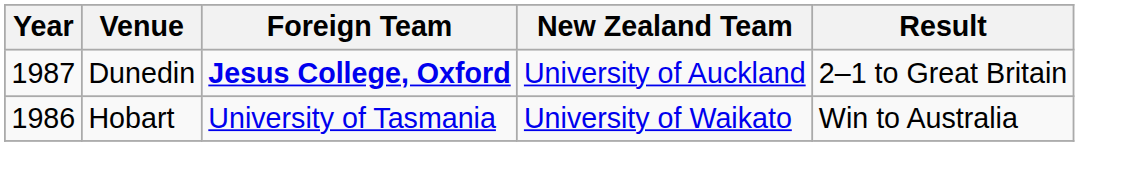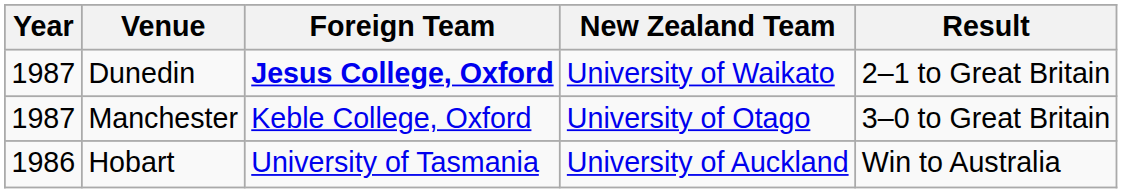(665, 72) University of Auckland -> (701, 72) University of Waikato
+ row: (163, 118)
(658, 118) University of Waikato -> (708, 163) University of Auckland
